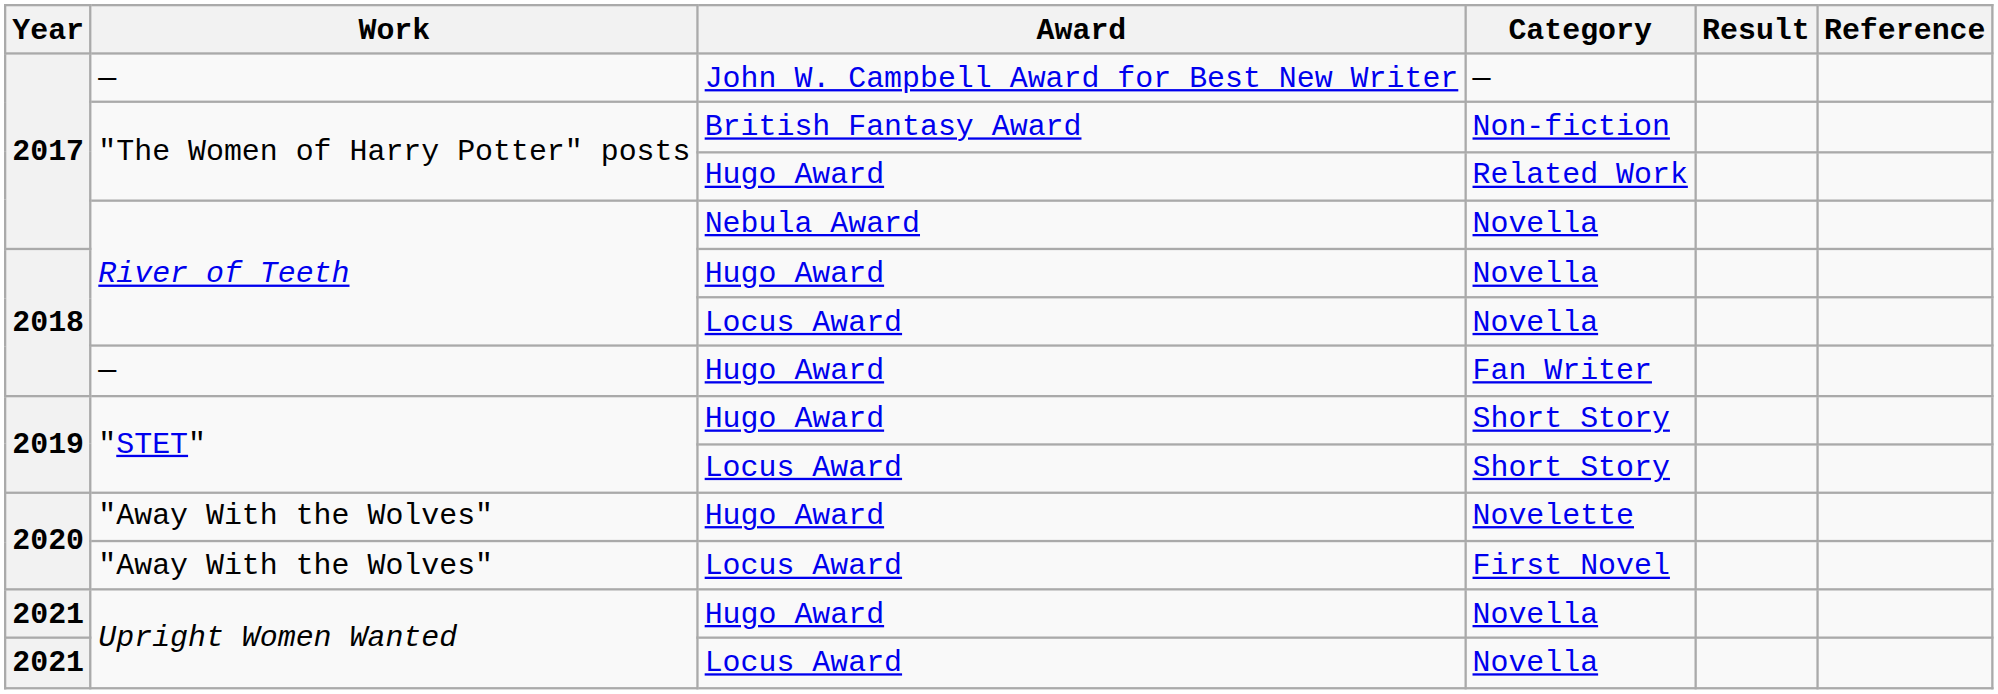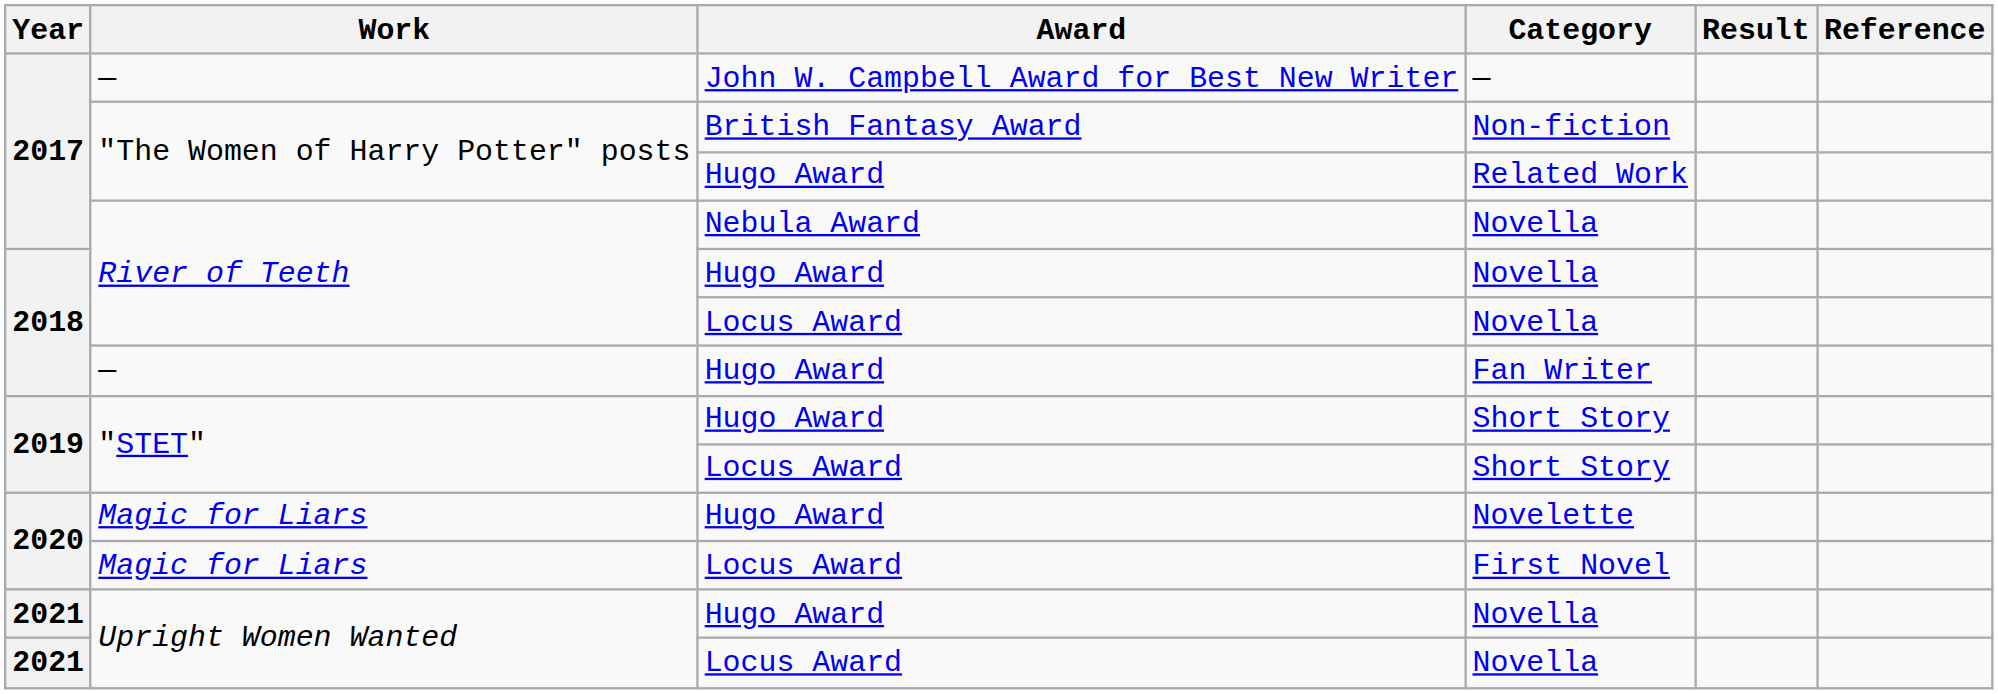(296, 517) "Away With the Wolves" -> (233, 517) Magic for Liars
(296, 566) "Away With the Wolves" -> (233, 566) Magic for Liars
